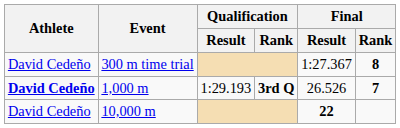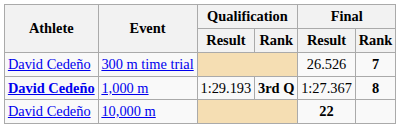(327, 64) 1:27.367 -> (327, 64) 26.526
(375, 64) 8 -> (375, 64) 7
(327, 88) 26.526 -> (327, 88) 1:27.367
(375, 88) 7 -> (375, 88) 8
